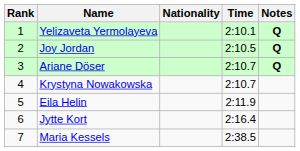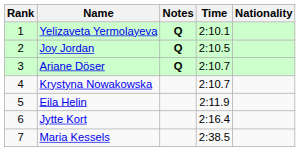columns swapped: (191, 13) <-> (277, 13)
